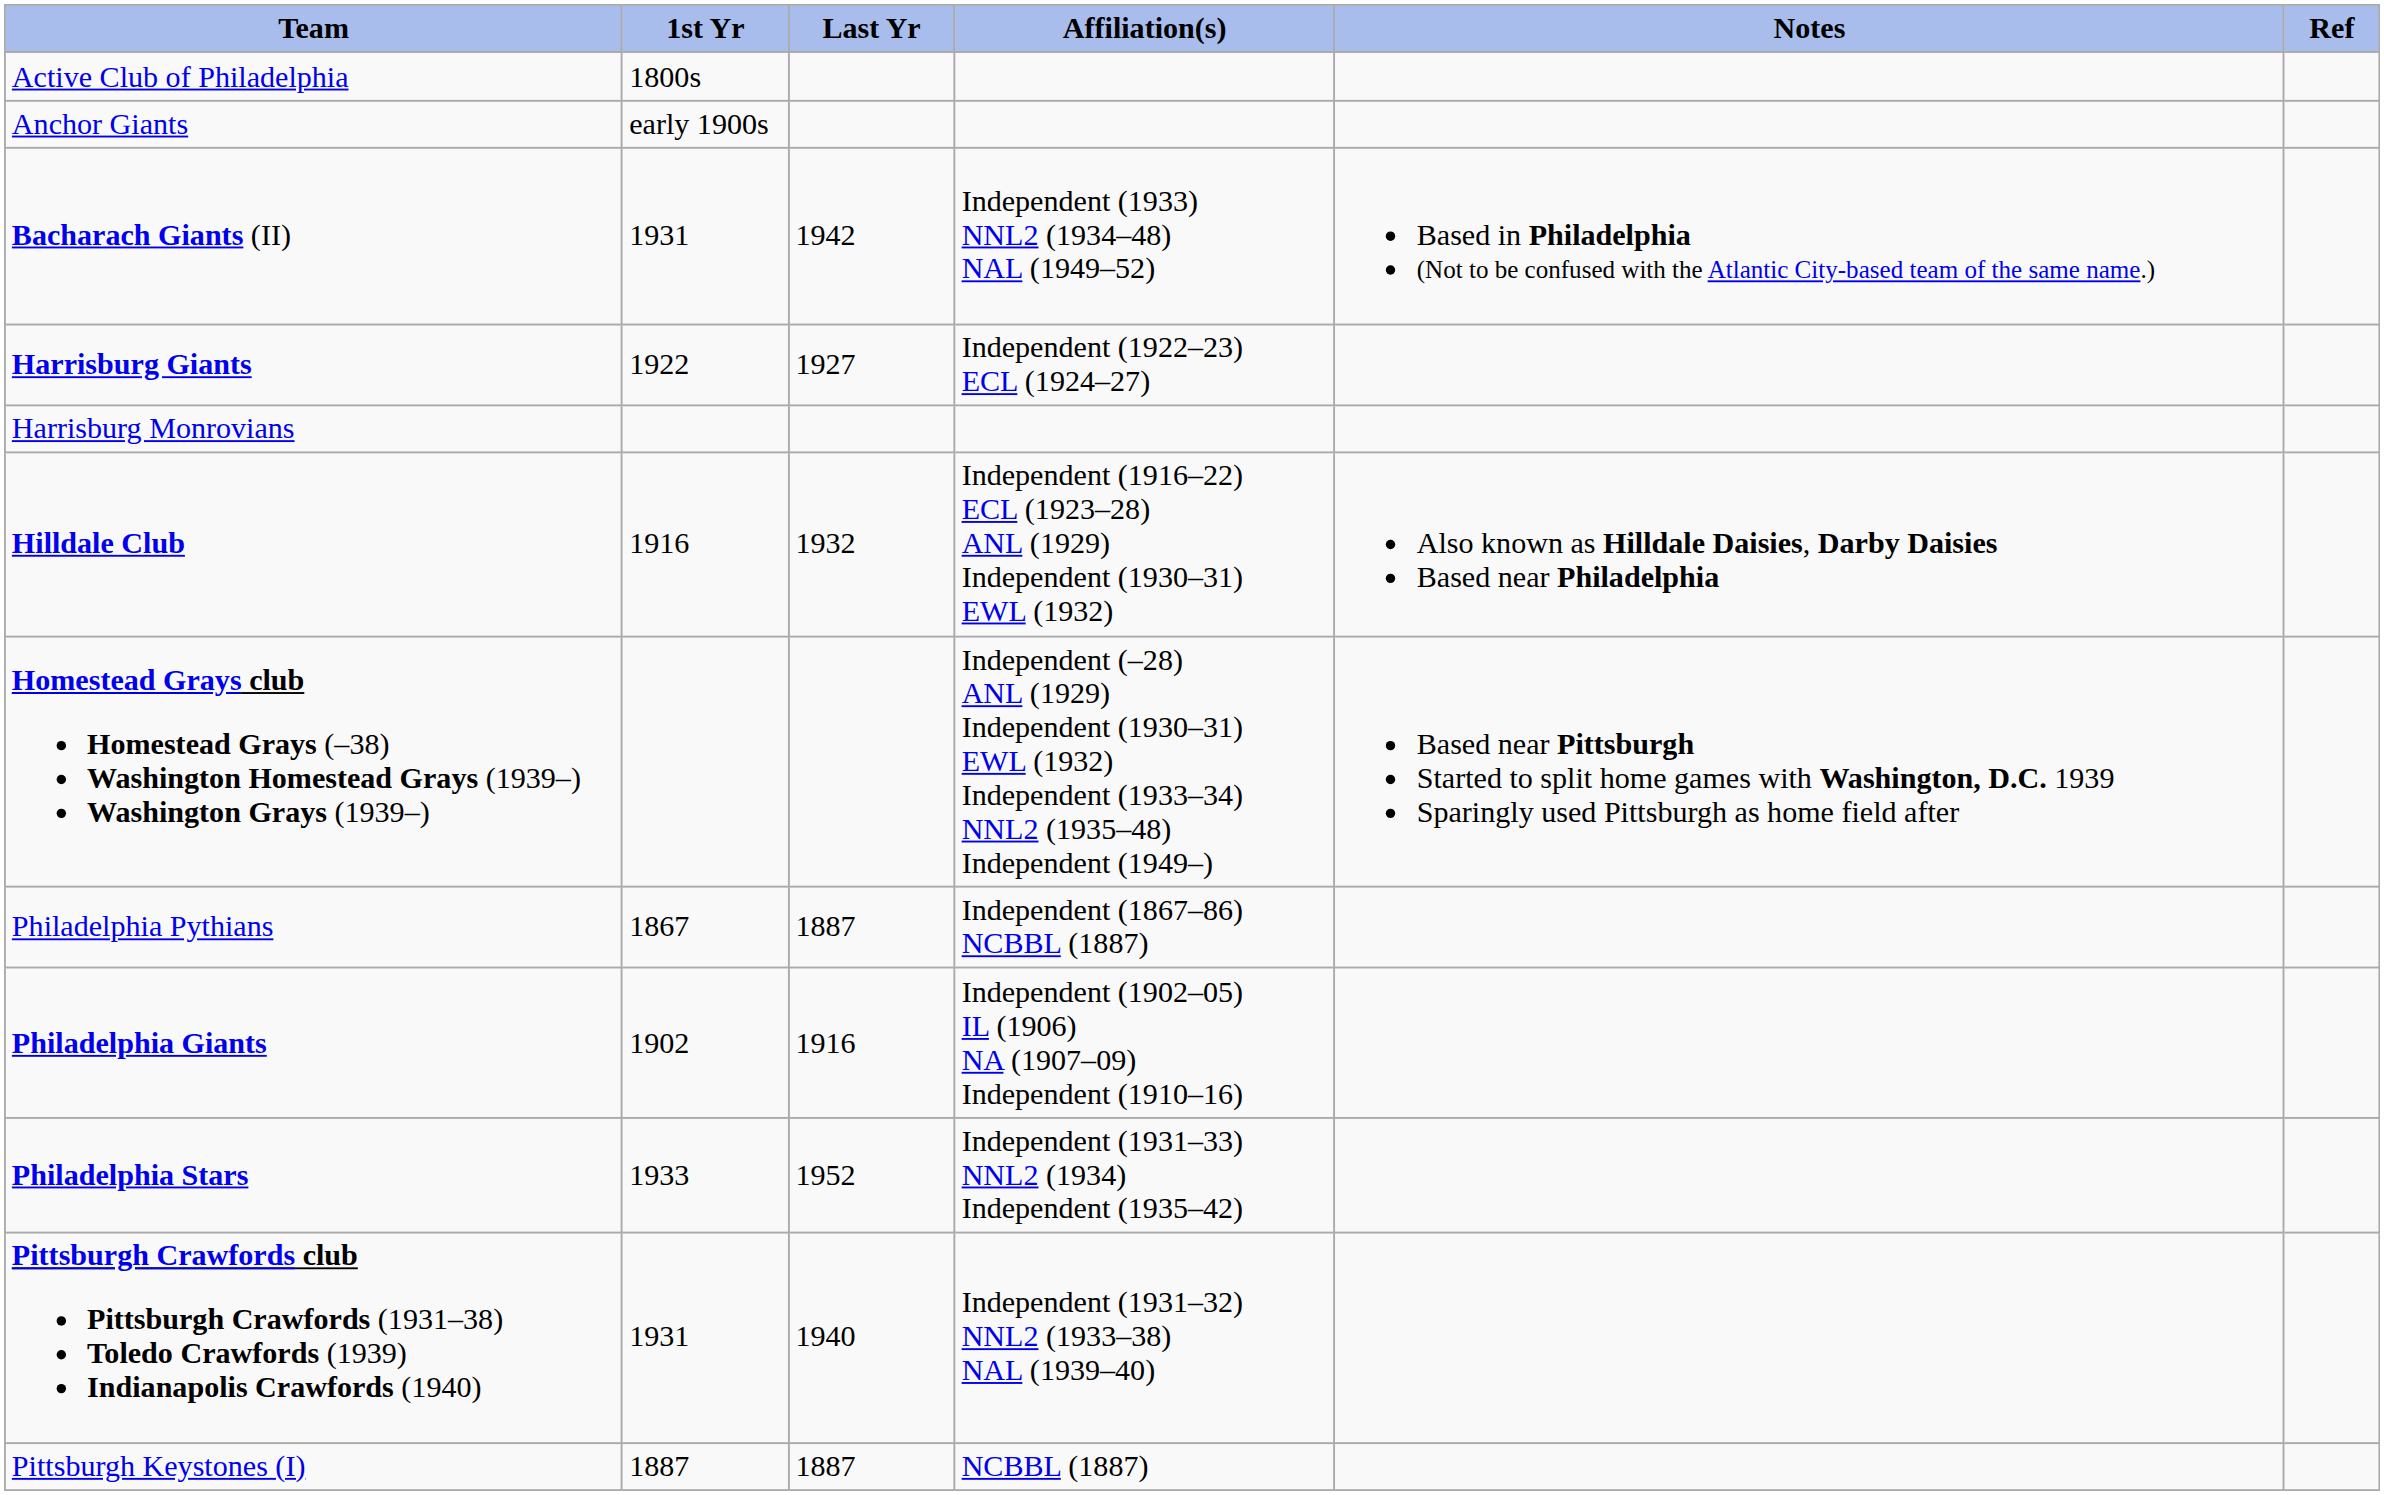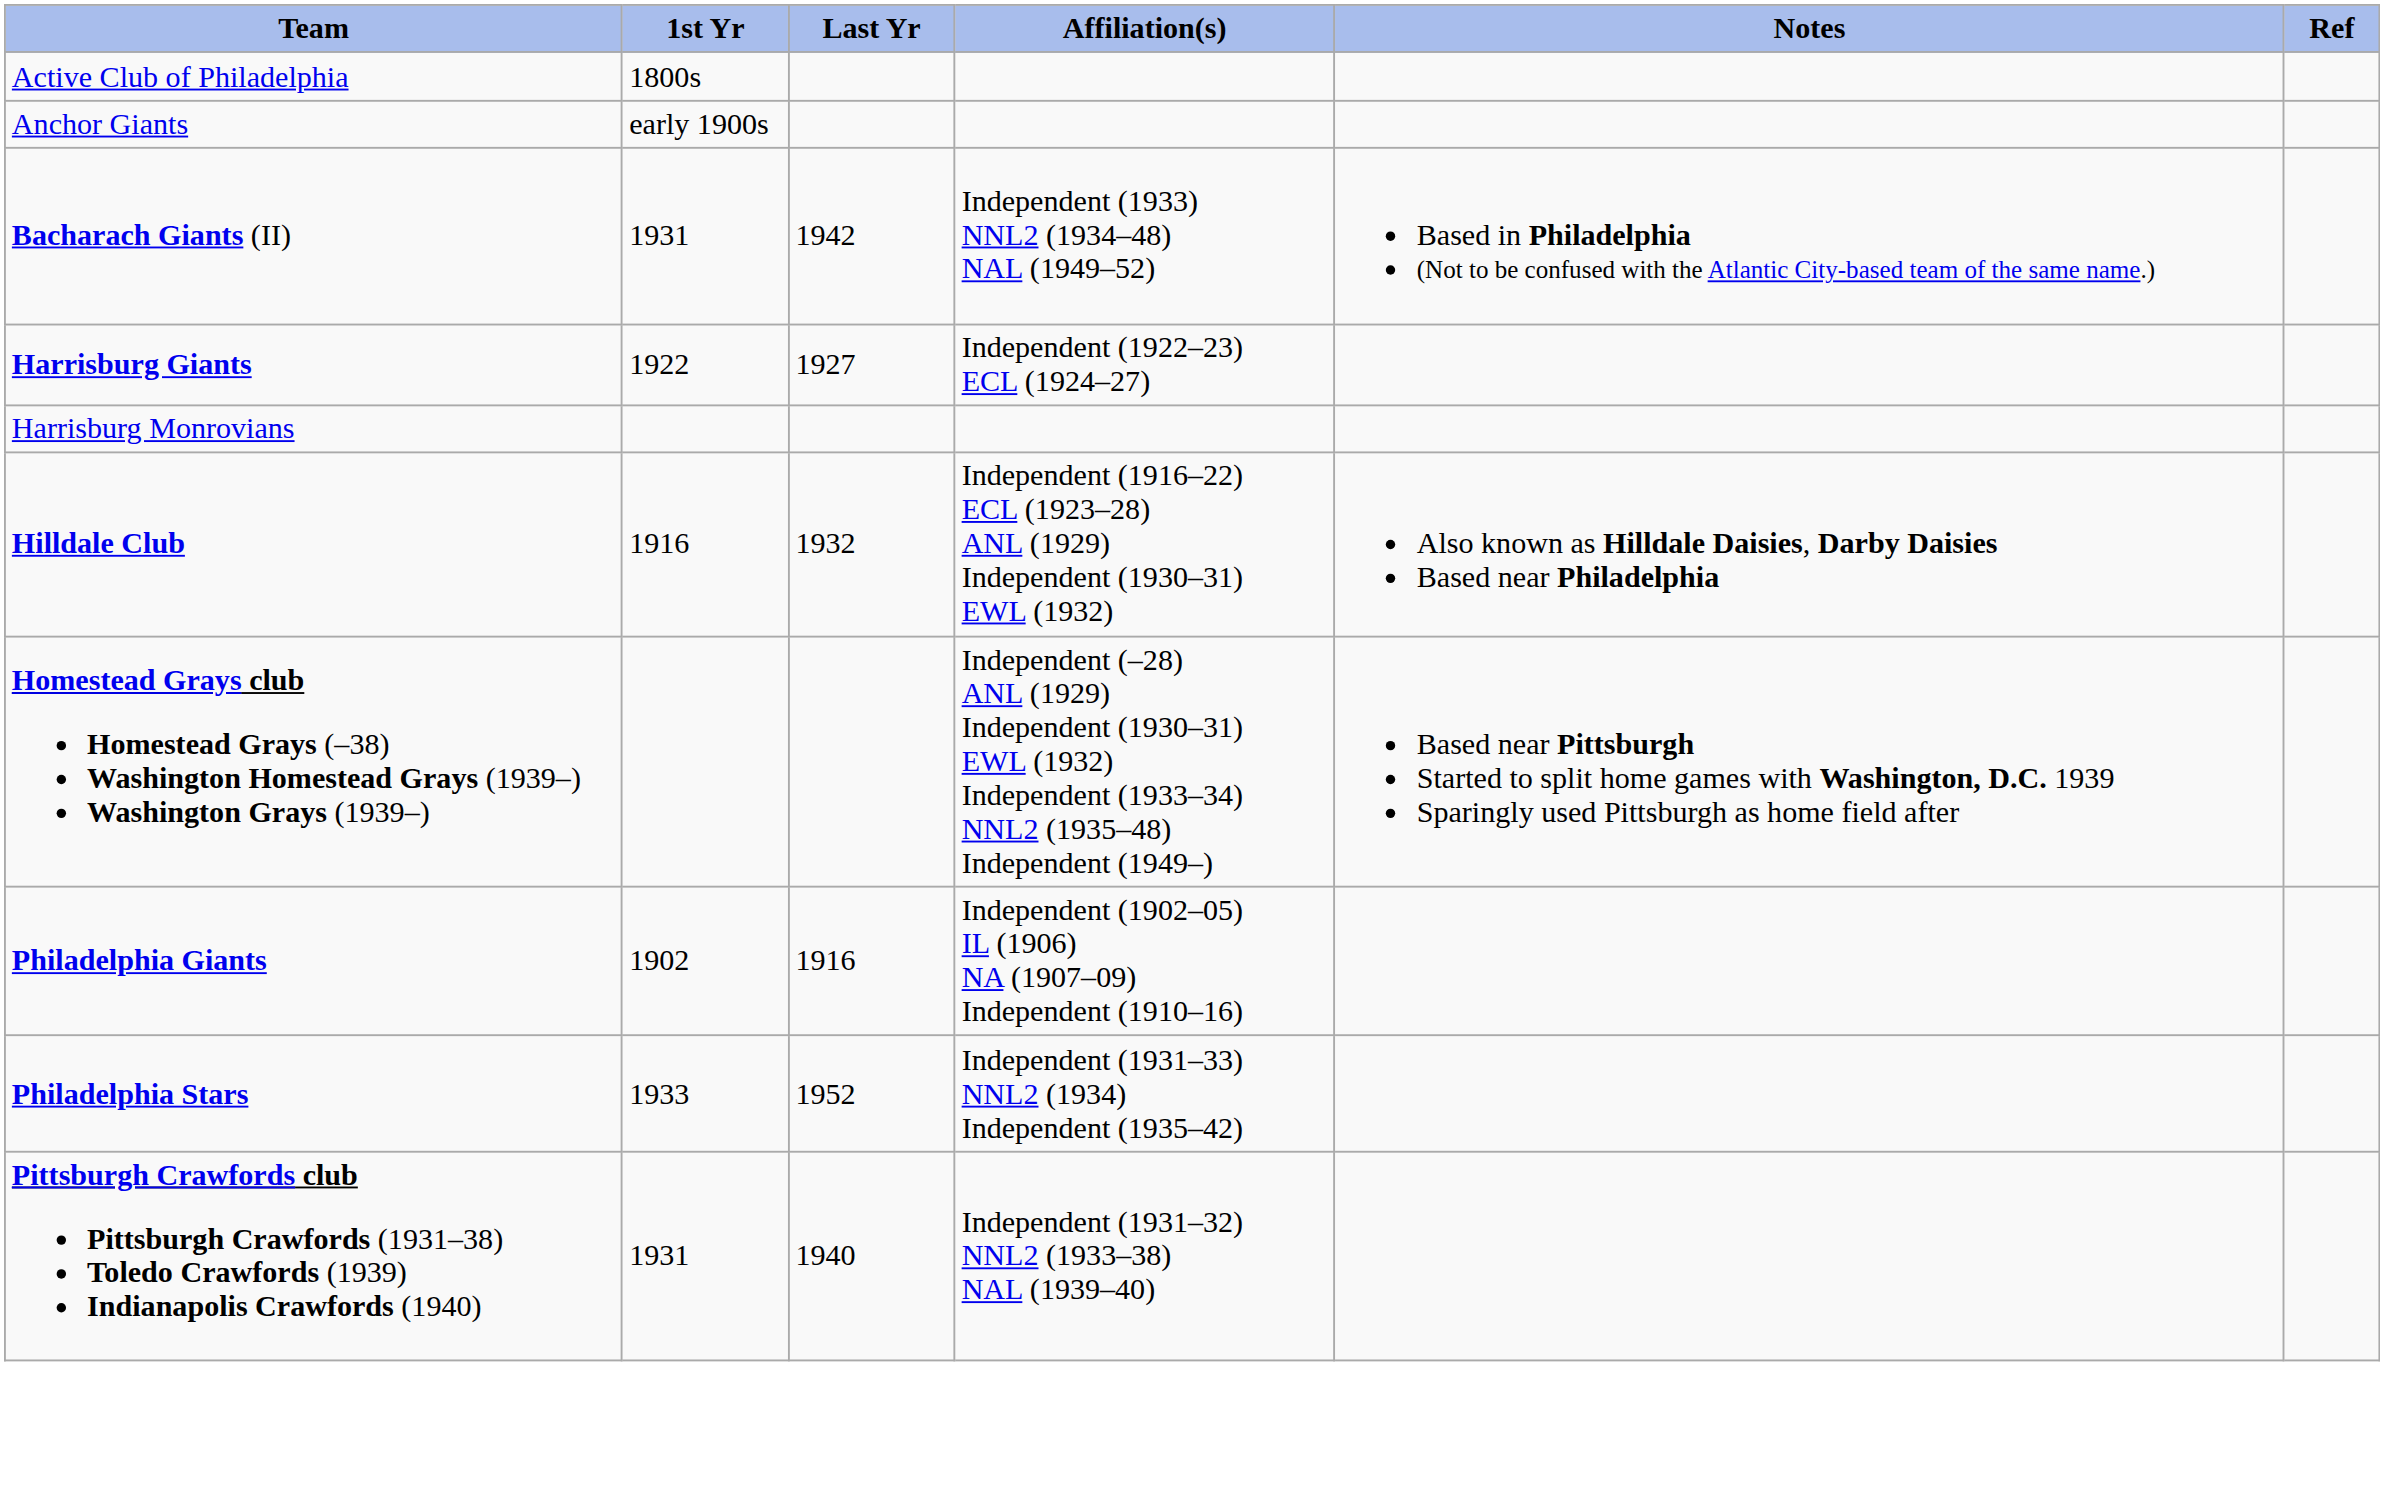- row: (143, 926)
- row: (159, 1465)
